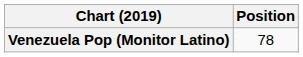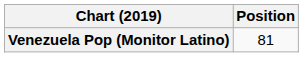(266, 39) 78 -> (266, 39) 81
